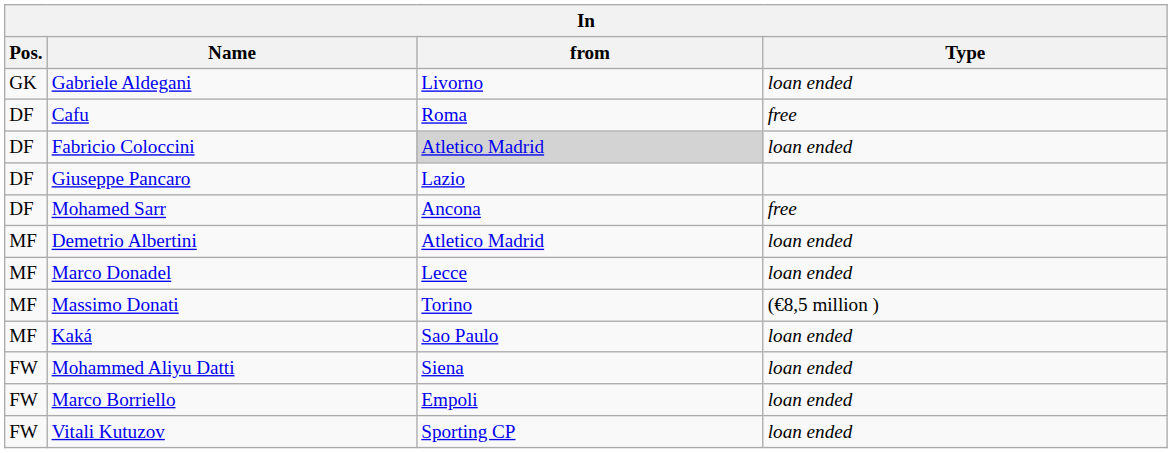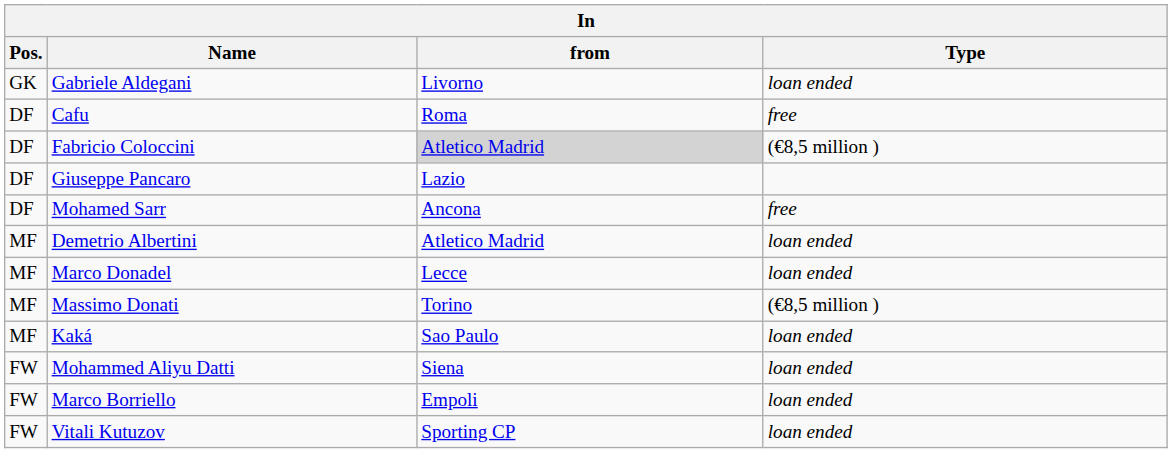(810, 147) loan ended -> (823, 147) (€8,5 million )
